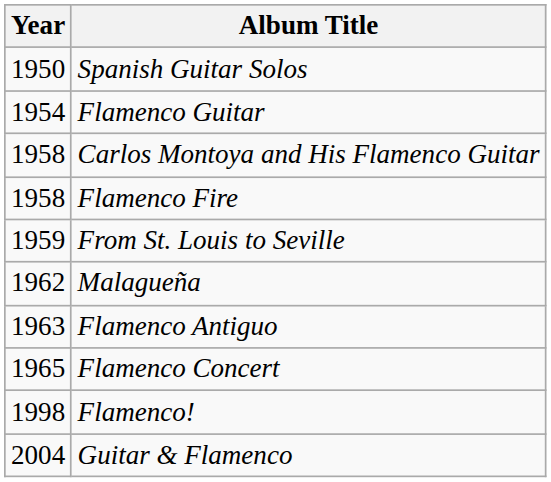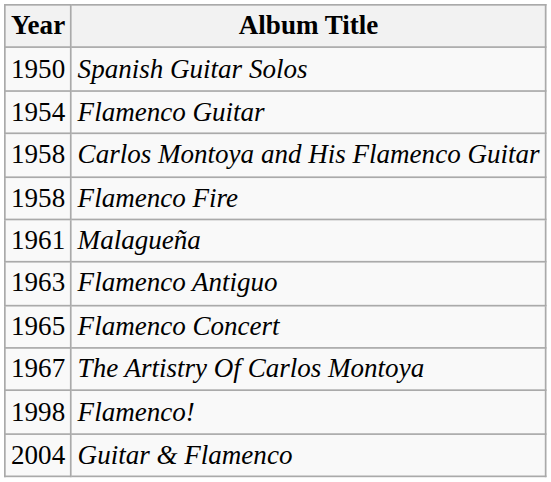- row: (211, 240)
(38, 283) 1962 -> (38, 240) 1961
+ row: (251, 369)
